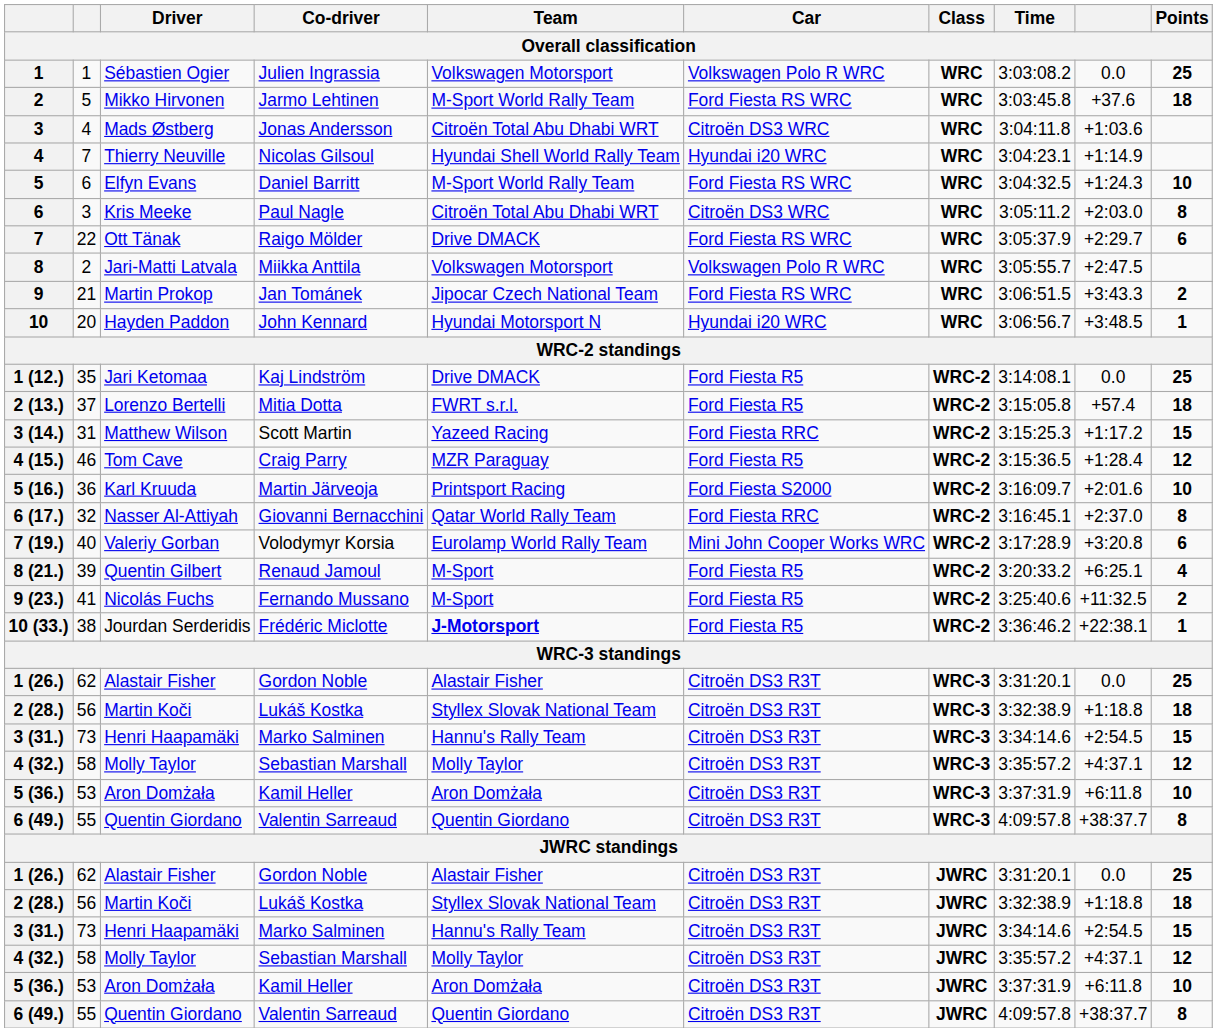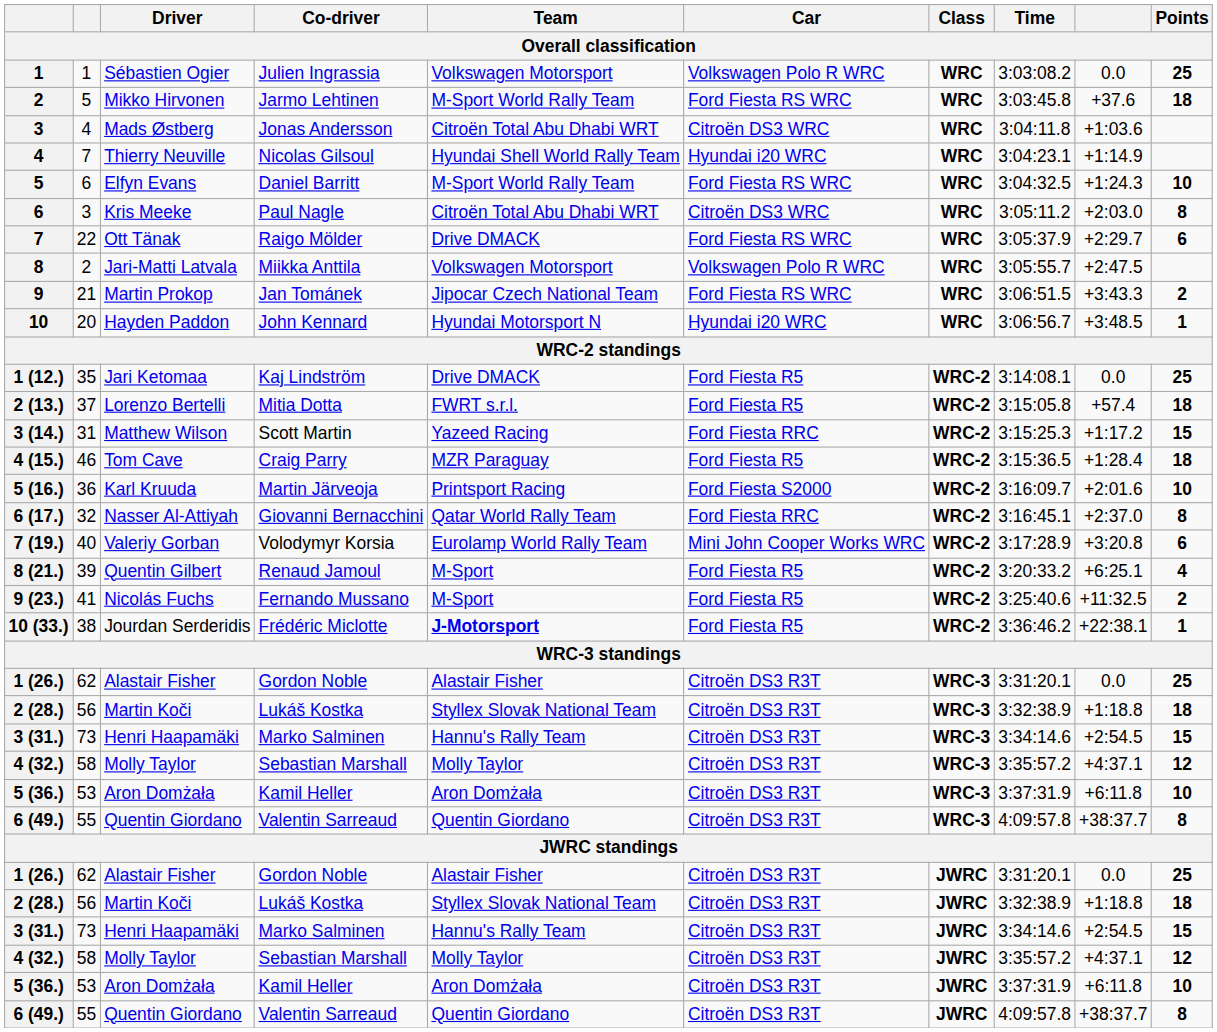(1182, 460) 12 -> (1182, 460) 18
